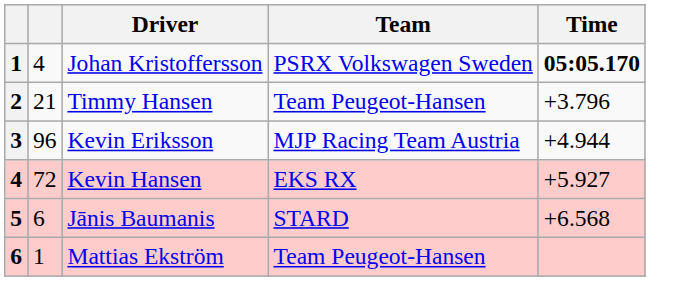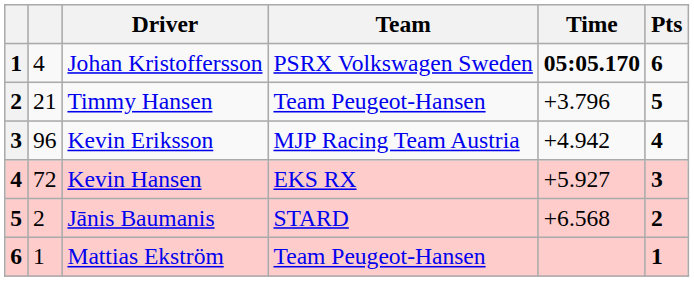+ column: (667, 24)
(577, 140) +4.944 -> (577, 140) +4.942
(39, 218) 6 -> (39, 218) 2
